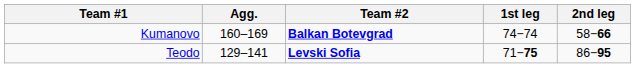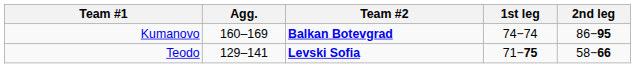(594, 33) 58−66 -> (594, 33) 86−95
(594, 53) 86−95 -> (594, 53) 58−66
